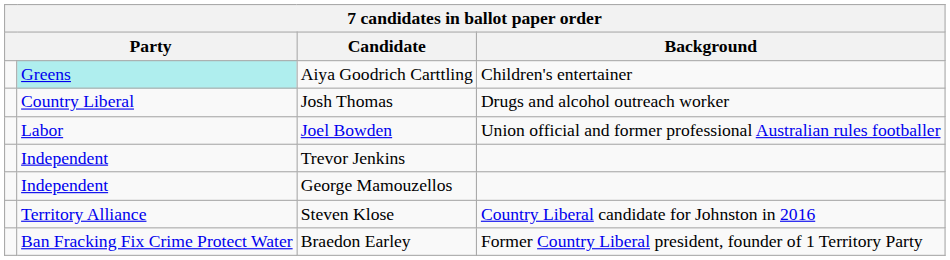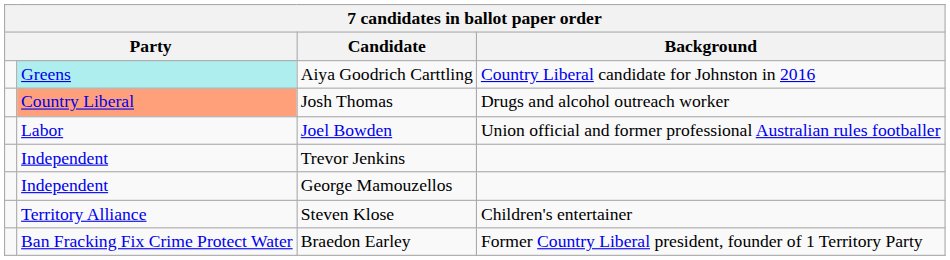(557, 74) Children's entertainer -> (648, 74) Country Liberal candidate for Johnston in 2016
(78, 102) no background -> (78, 102) lightsalmon background
(648, 213) Country Liberal candidate for Johnston in 2016 -> (557, 213) Children's entertainer
